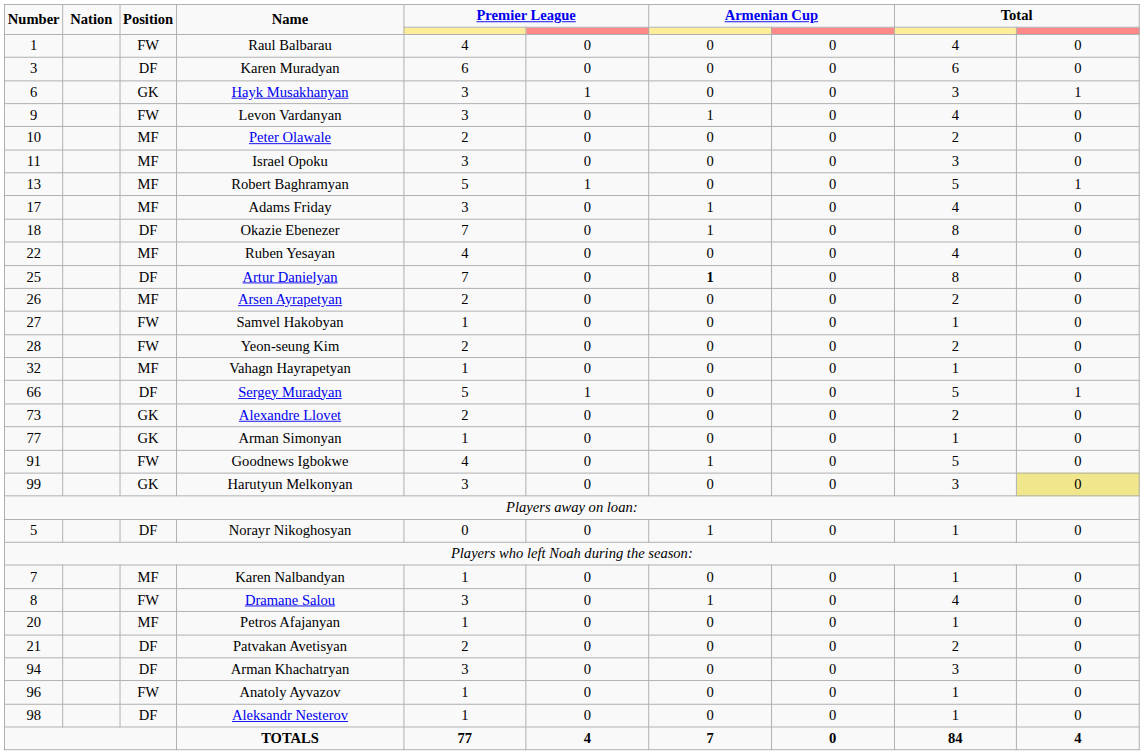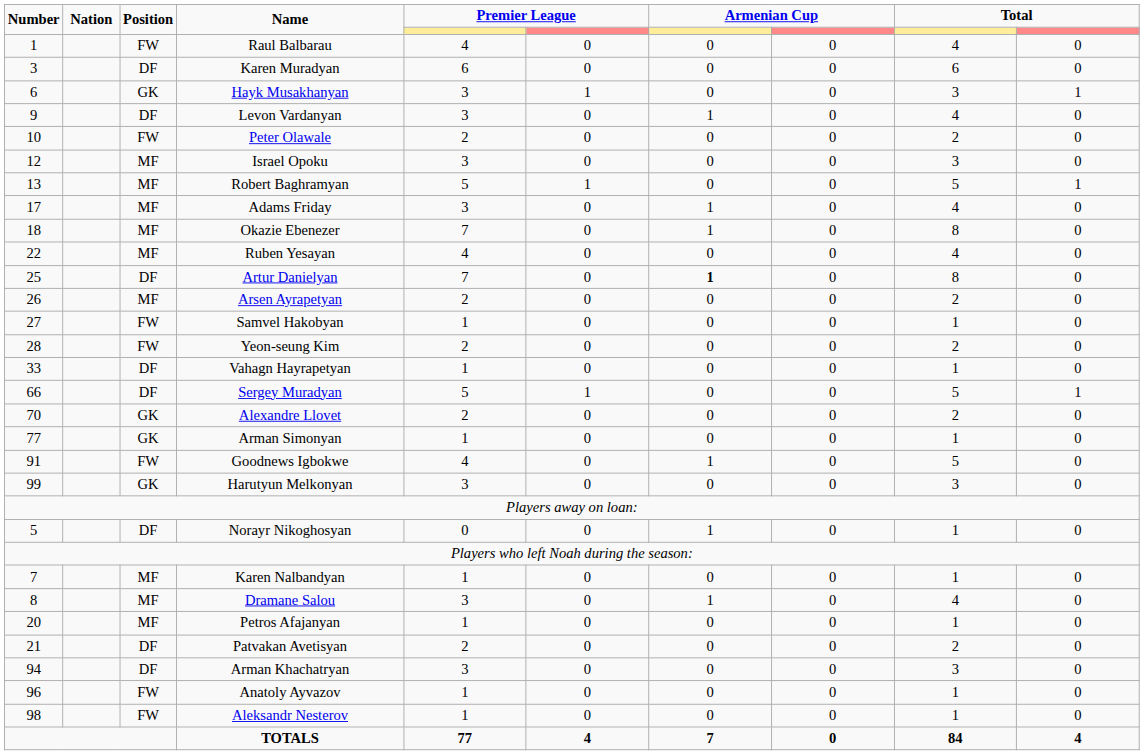(148, 115) FW -> (148, 115) DF
(148, 138) MF -> (148, 138) FW
(34, 161) 11 -> (34, 161) 12
(148, 230) DF -> (148, 230) MF
(34, 369) 32 -> (34, 369) 33
(148, 369) MF -> (148, 369) DF
(34, 415) 73 -> (34, 415) 70
(1078, 484) khaki background -> (1078, 484) no background
(148, 600) FW -> (148, 600) MF
(148, 715) DF -> (148, 715) FW
